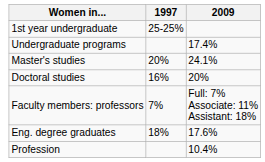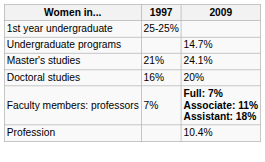(203, 45) 17.4% -> (198, 45) 14.7%
(158, 61) 20% -> (154, 61) 21%
(223, 105) normal -> (221, 105) bold
- row: (64, 133)
